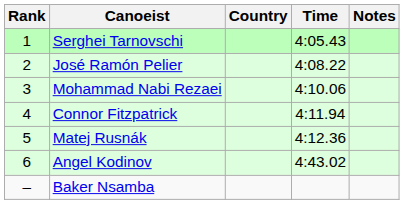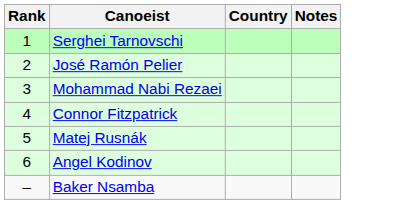- column: (320, 16)
